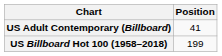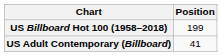rows swapped: (89, 43) <-> (89, 28)
